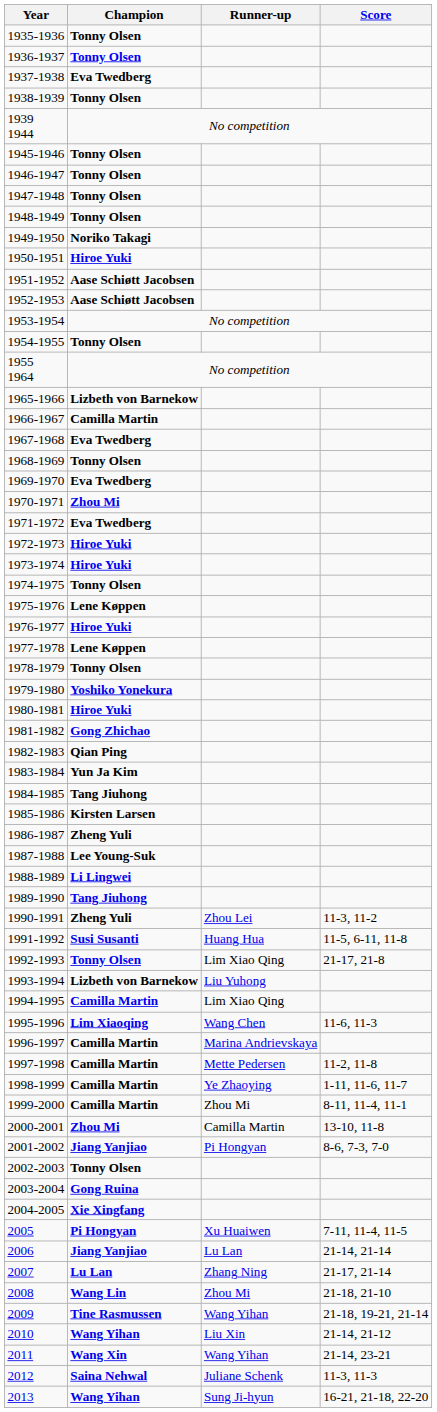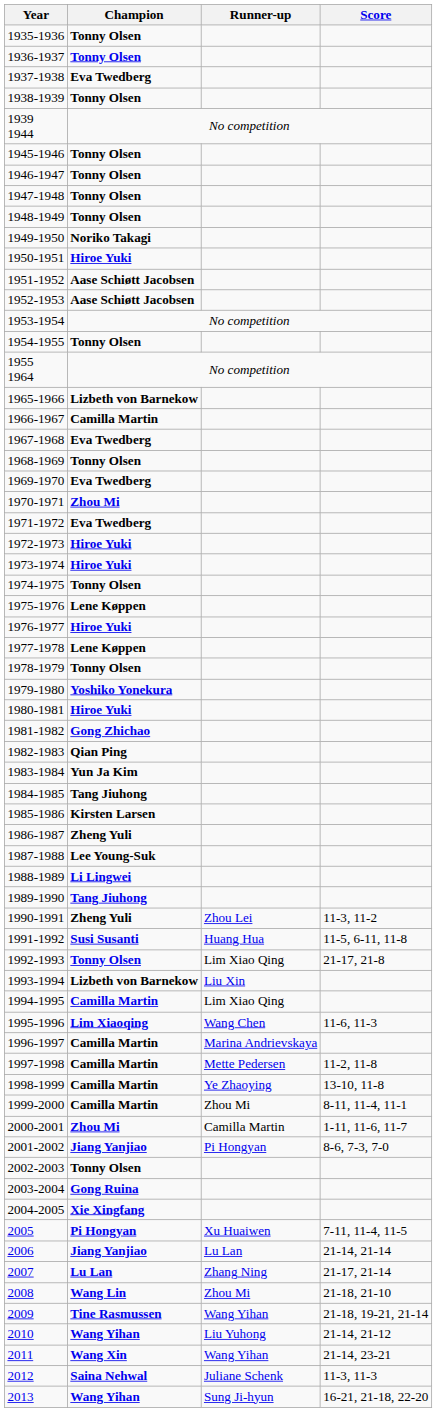(235, 980) Liu Yuhong -> (225, 980) Liu Xin
(365, 1084) 1-11, 11-6, 11-7 -> (354, 1084) 13-10, 11-8
(354, 1126) 13-10, 11-8 -> (365, 1126) 1-11, 11-6, 11-7
(225, 1334) Liu Xin -> (235, 1334) Liu Yuhong
